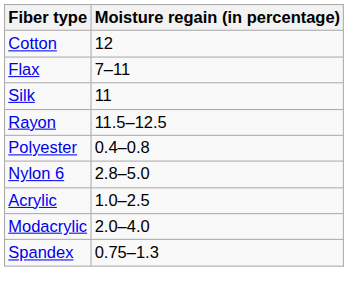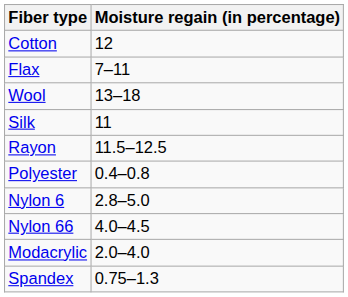+ row: (27, 95)
+ row: (41, 226)
- row: (33, 200)
